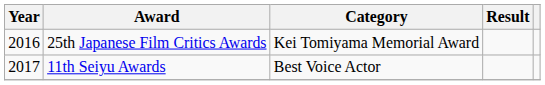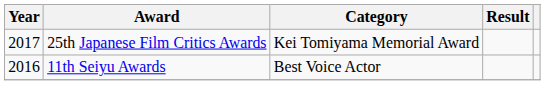(24, 42) 2016 -> (24, 42) 2017
(24, 67) 2017 -> (24, 67) 2016
